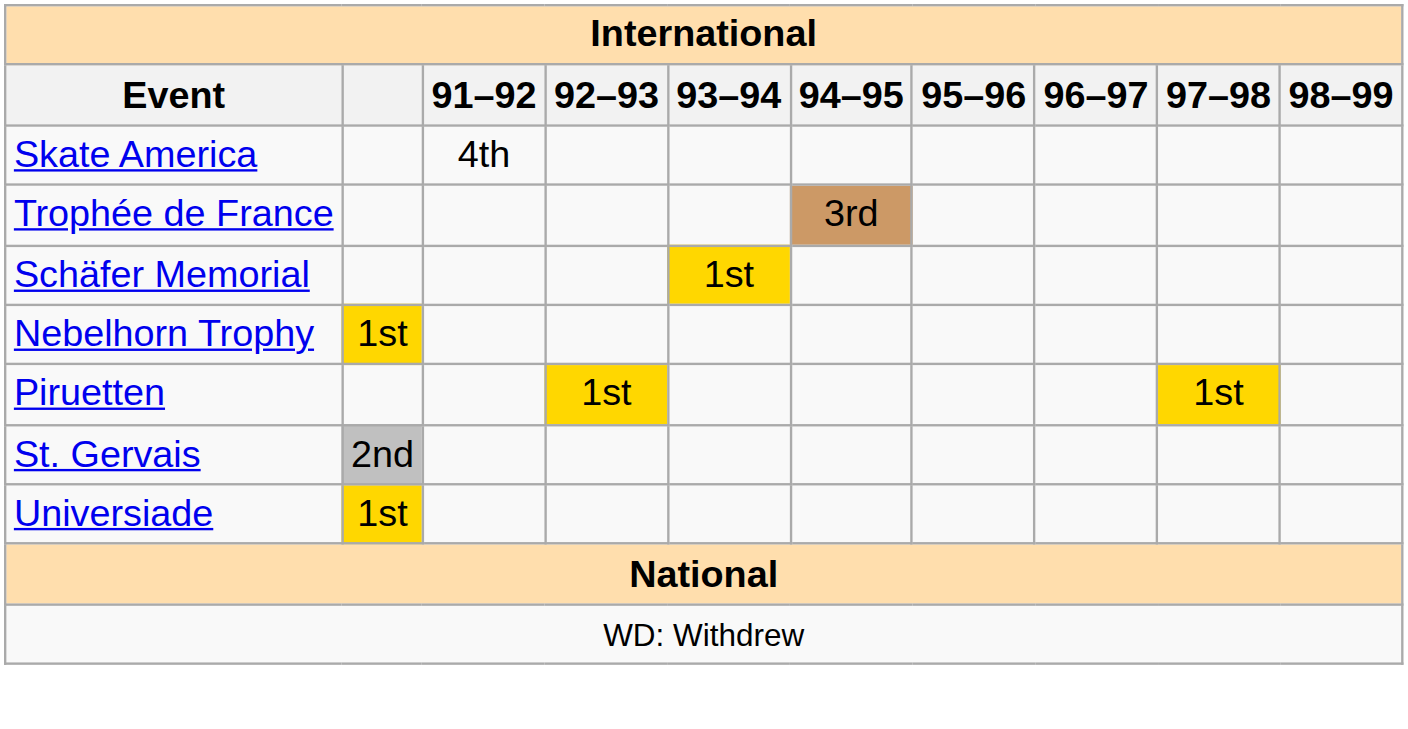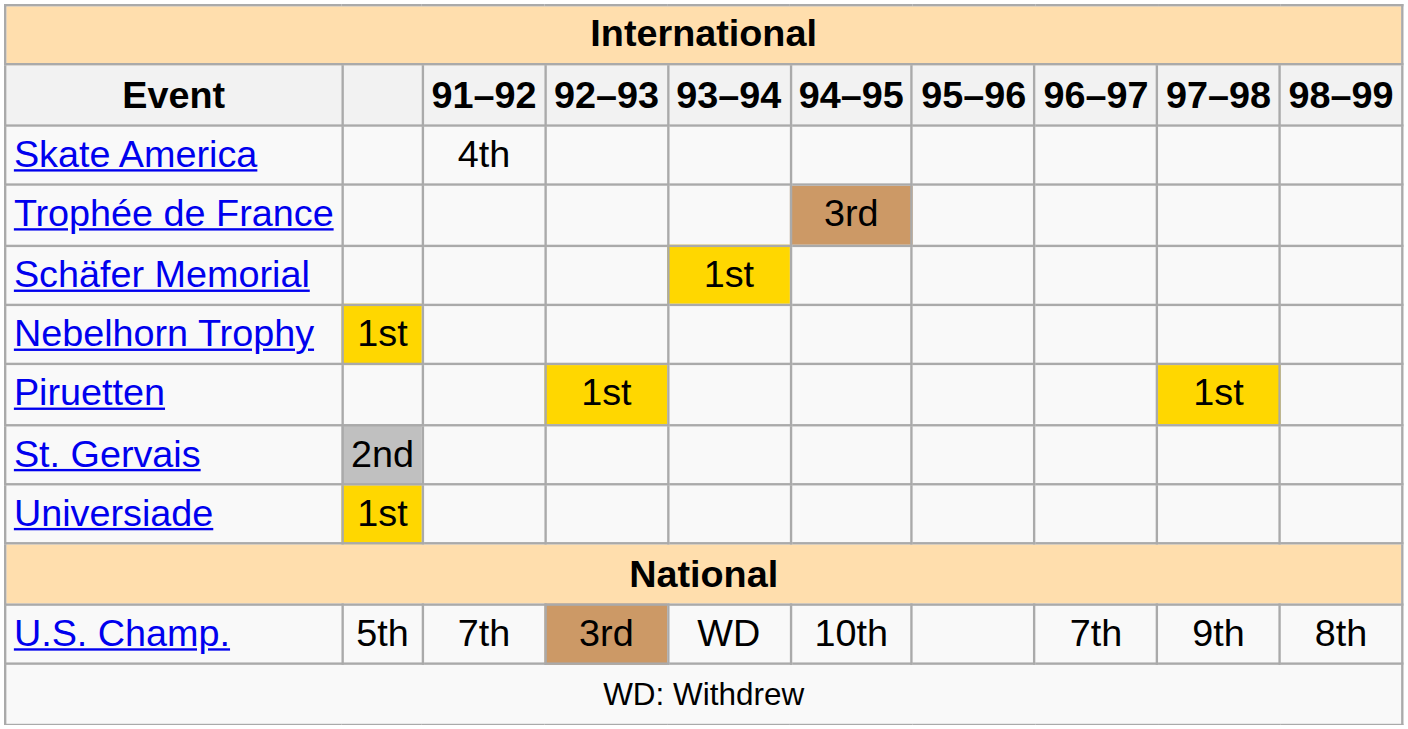+ row: (122, 633)
